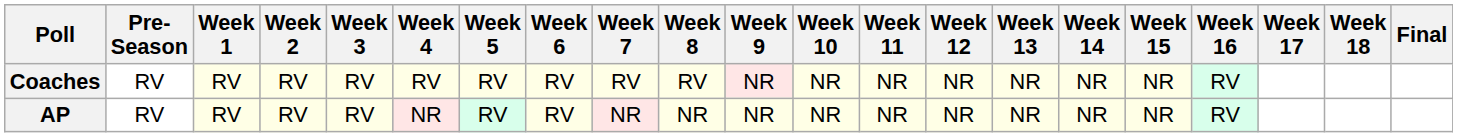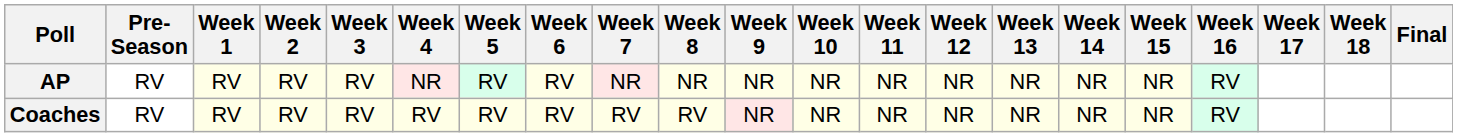rows swapped: (55, 115) <-> (55, 81)
